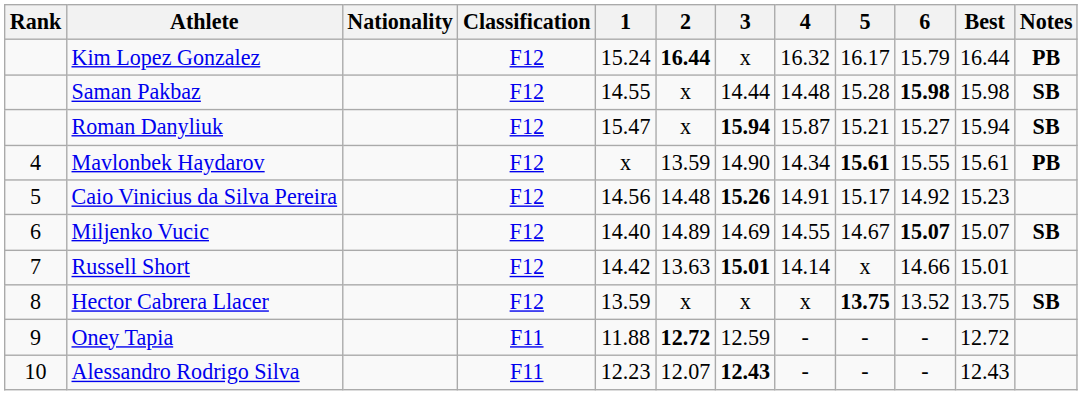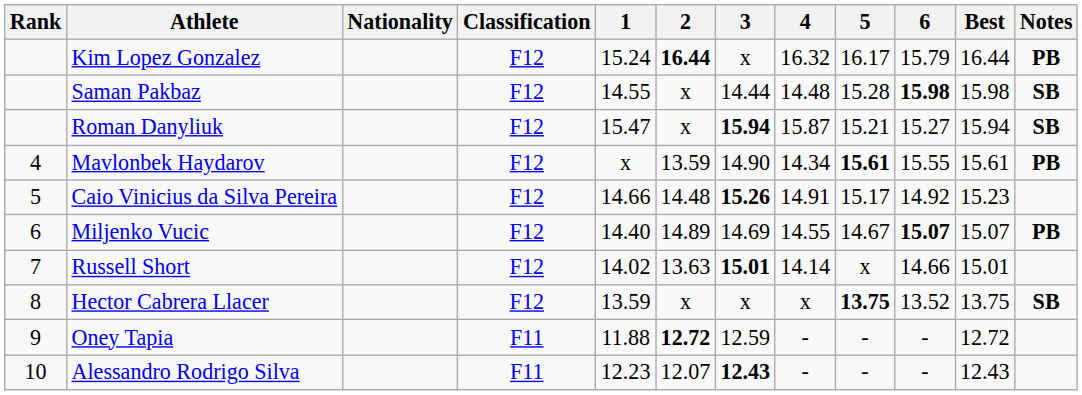(626, 197) 14.56 -> (626, 197) 14.66
(1046, 232) SB -> (1046, 232) PB
(626, 267) 14.42 -> (626, 267) 14.02
